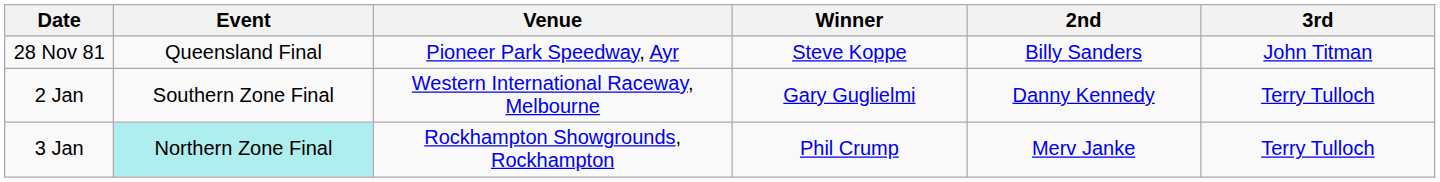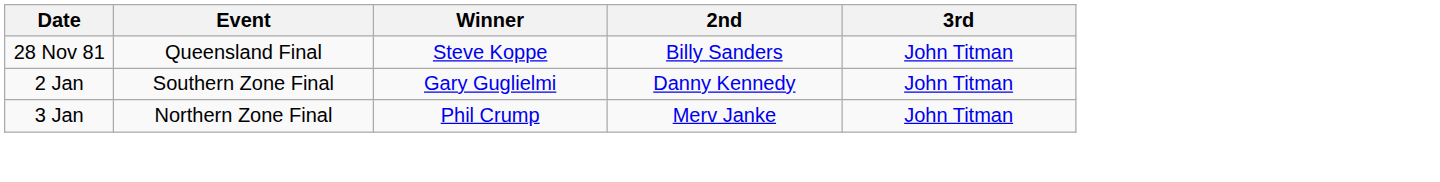- column: (553, 20)
(1318, 95) Terry Tulloch -> (959, 83) John Titman
(243, 149) paleturquoise background -> (243, 115) no background
(1318, 149) Terry Tulloch -> (959, 115) John Titman
